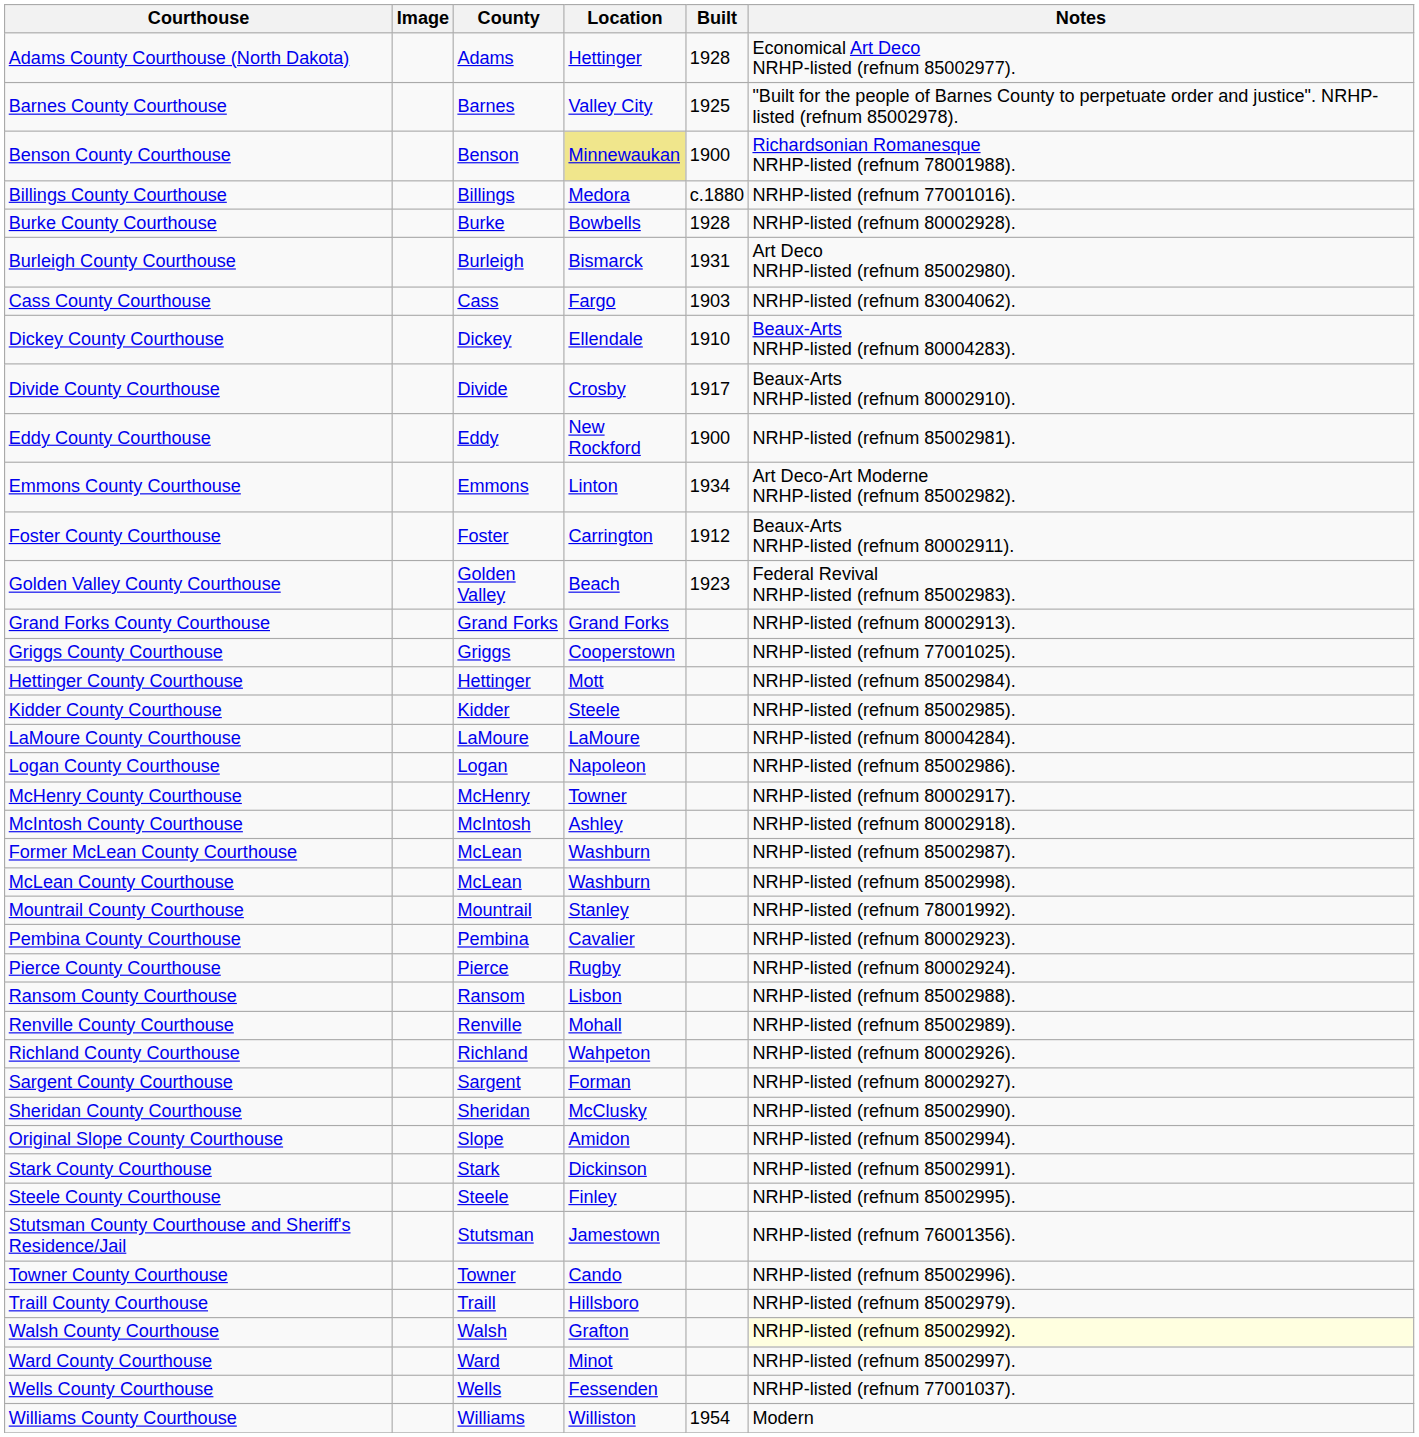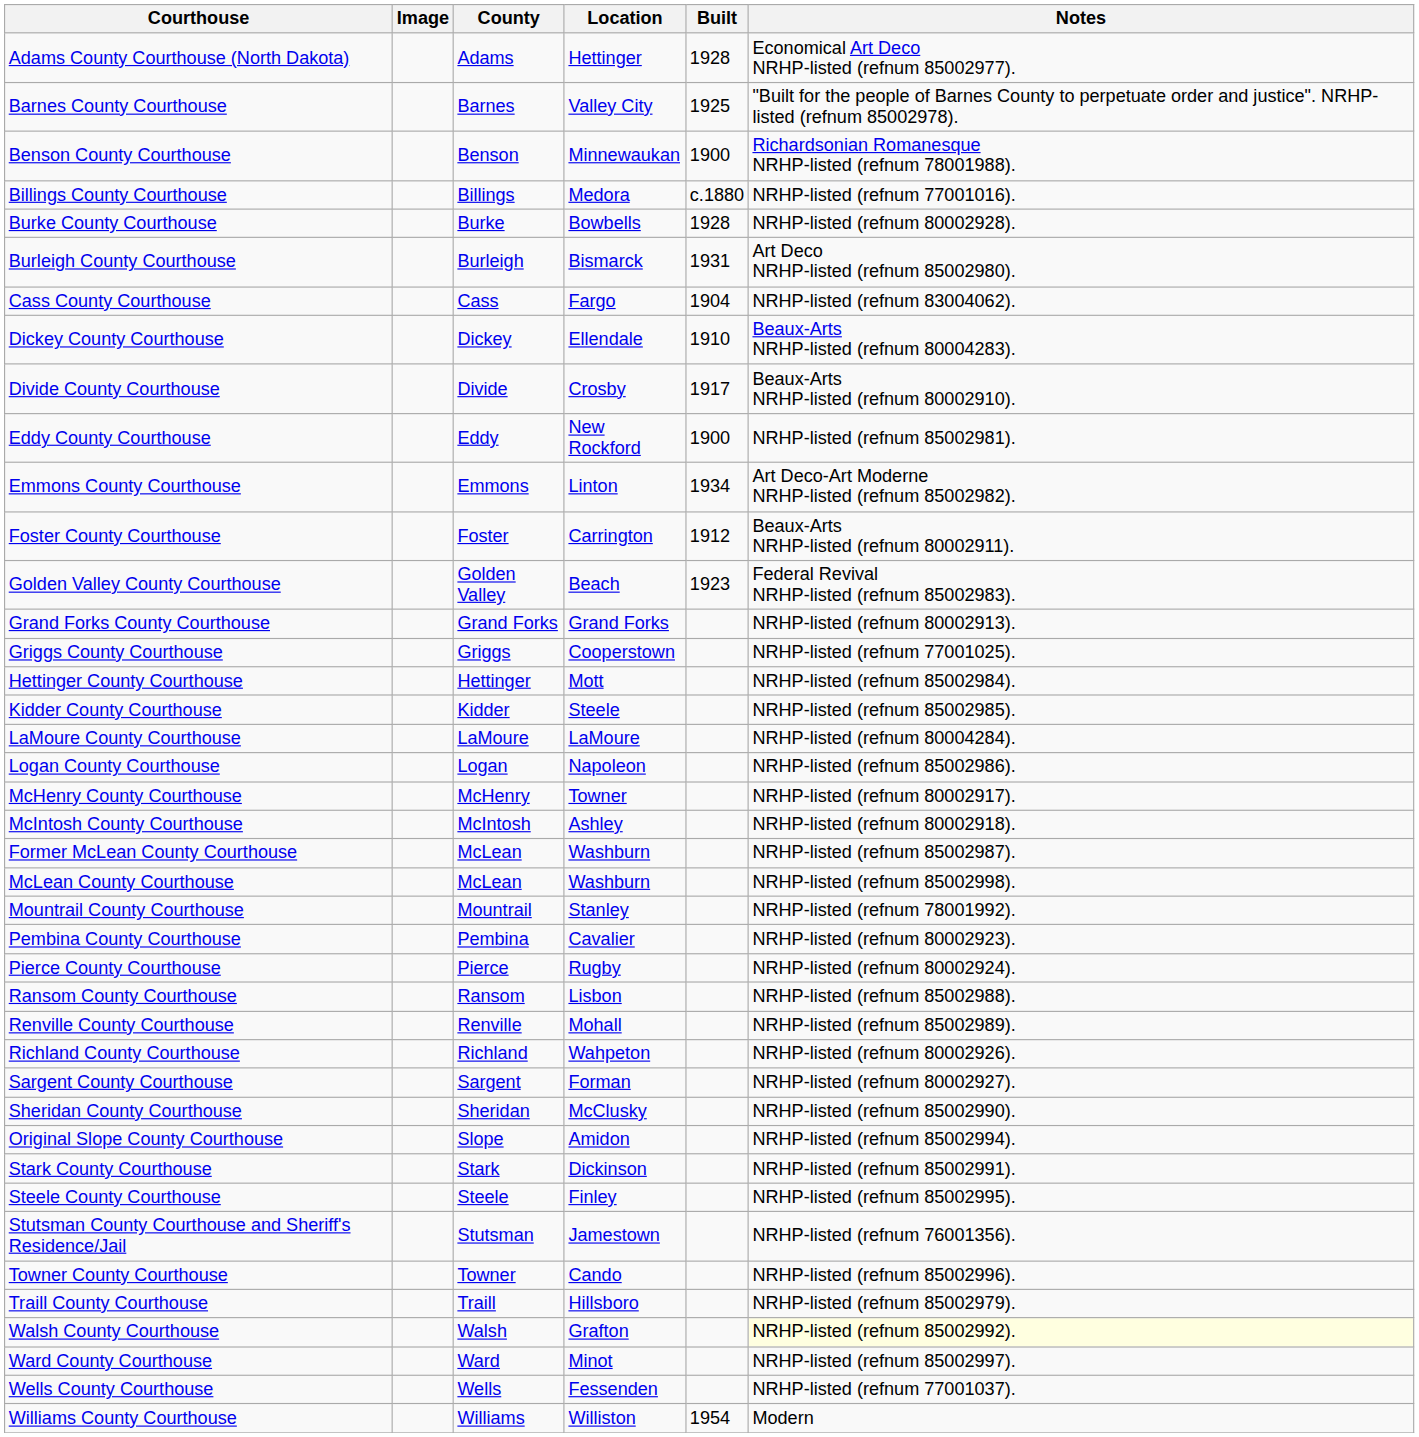(624, 155) khaki background -> (624, 155) no background
(710, 300) 1903 -> (710, 300) 1904
